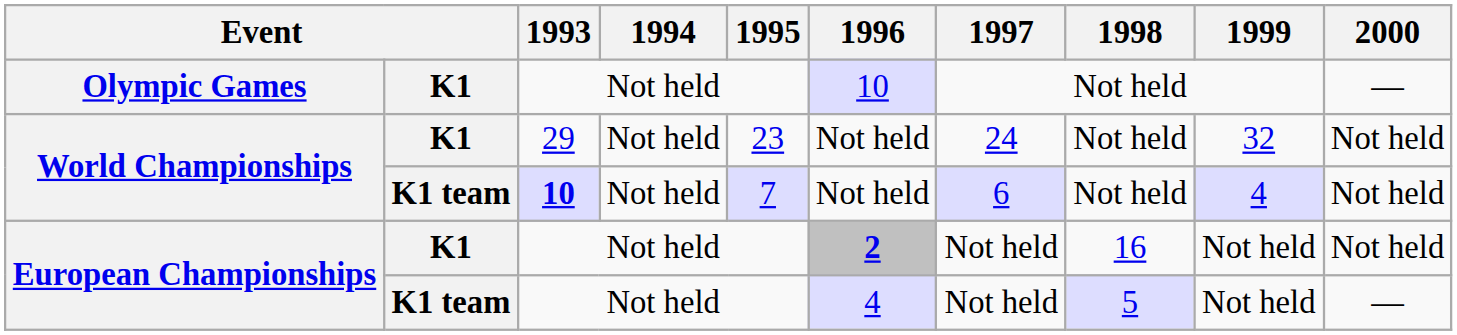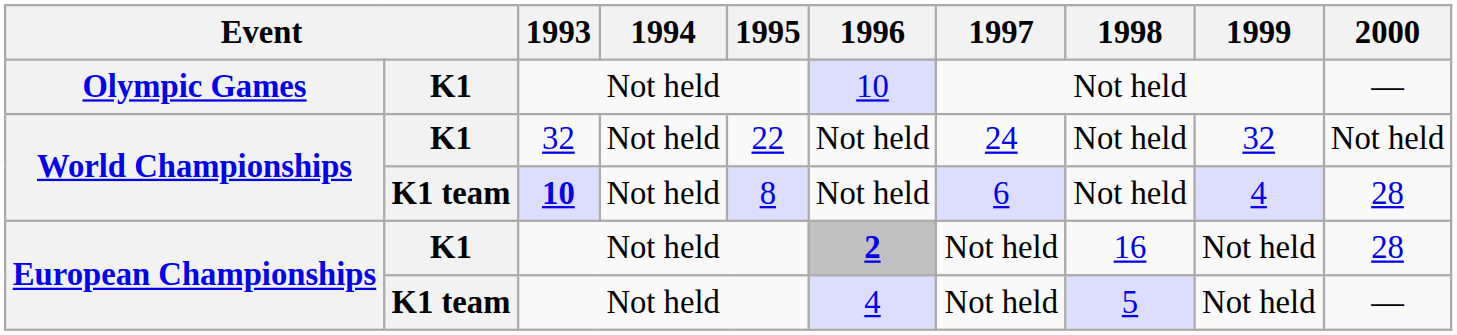(558, 139) 29 -> (558, 139) 32
(768, 139) 23 -> (768, 139) 22
(768, 193) 7 -> (768, 193) 8
(1388, 193) Not held -> (1388, 193) 28
(1388, 247) Not held -> (1388, 247) 28
